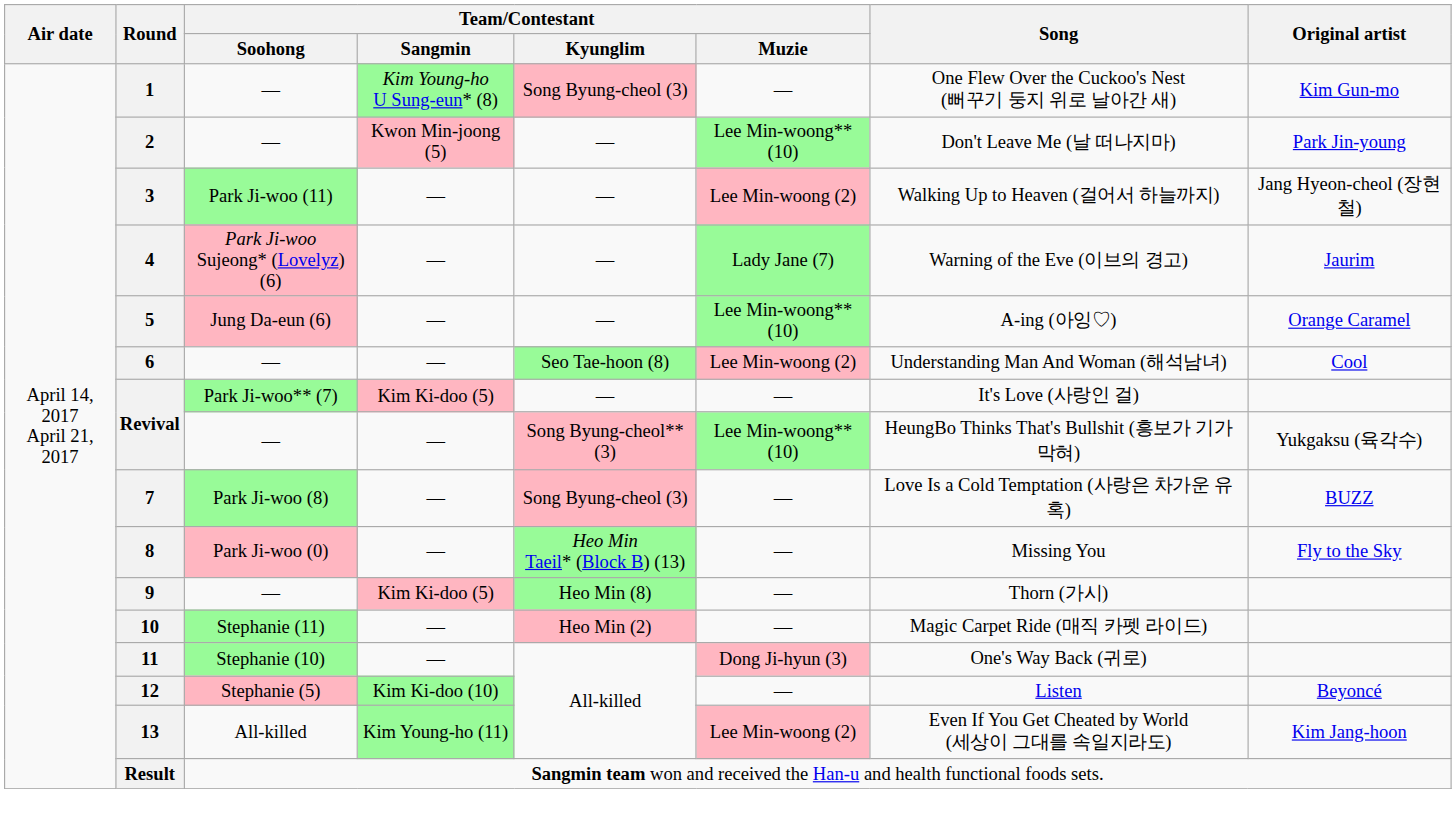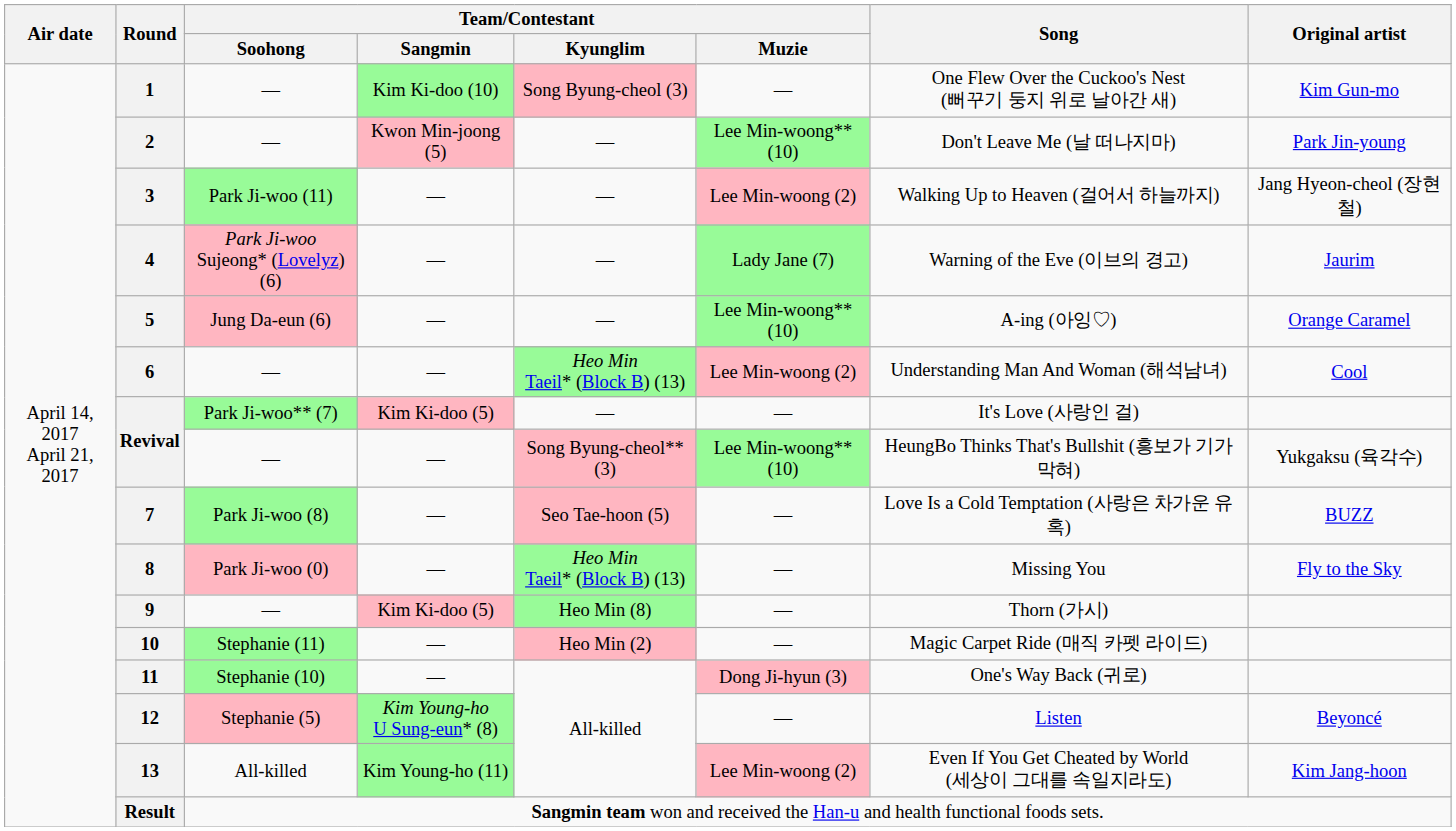(436, 90) Kim Young-ho U Sung-eun* (8) -> (436, 90) Kim Ki-doo (10)
(605, 362) Seo Tae-hoon (8) -> (605, 371) Heo Min Taeil* (Block B) (13)
(605, 498) Song Byung-cheol (3) -> (605, 515) Seo Tae-hoon (5)
(436, 690) Kim Ki-doo (10) -> (436, 718) Kim Young-ho U Sung-eun* (8)
